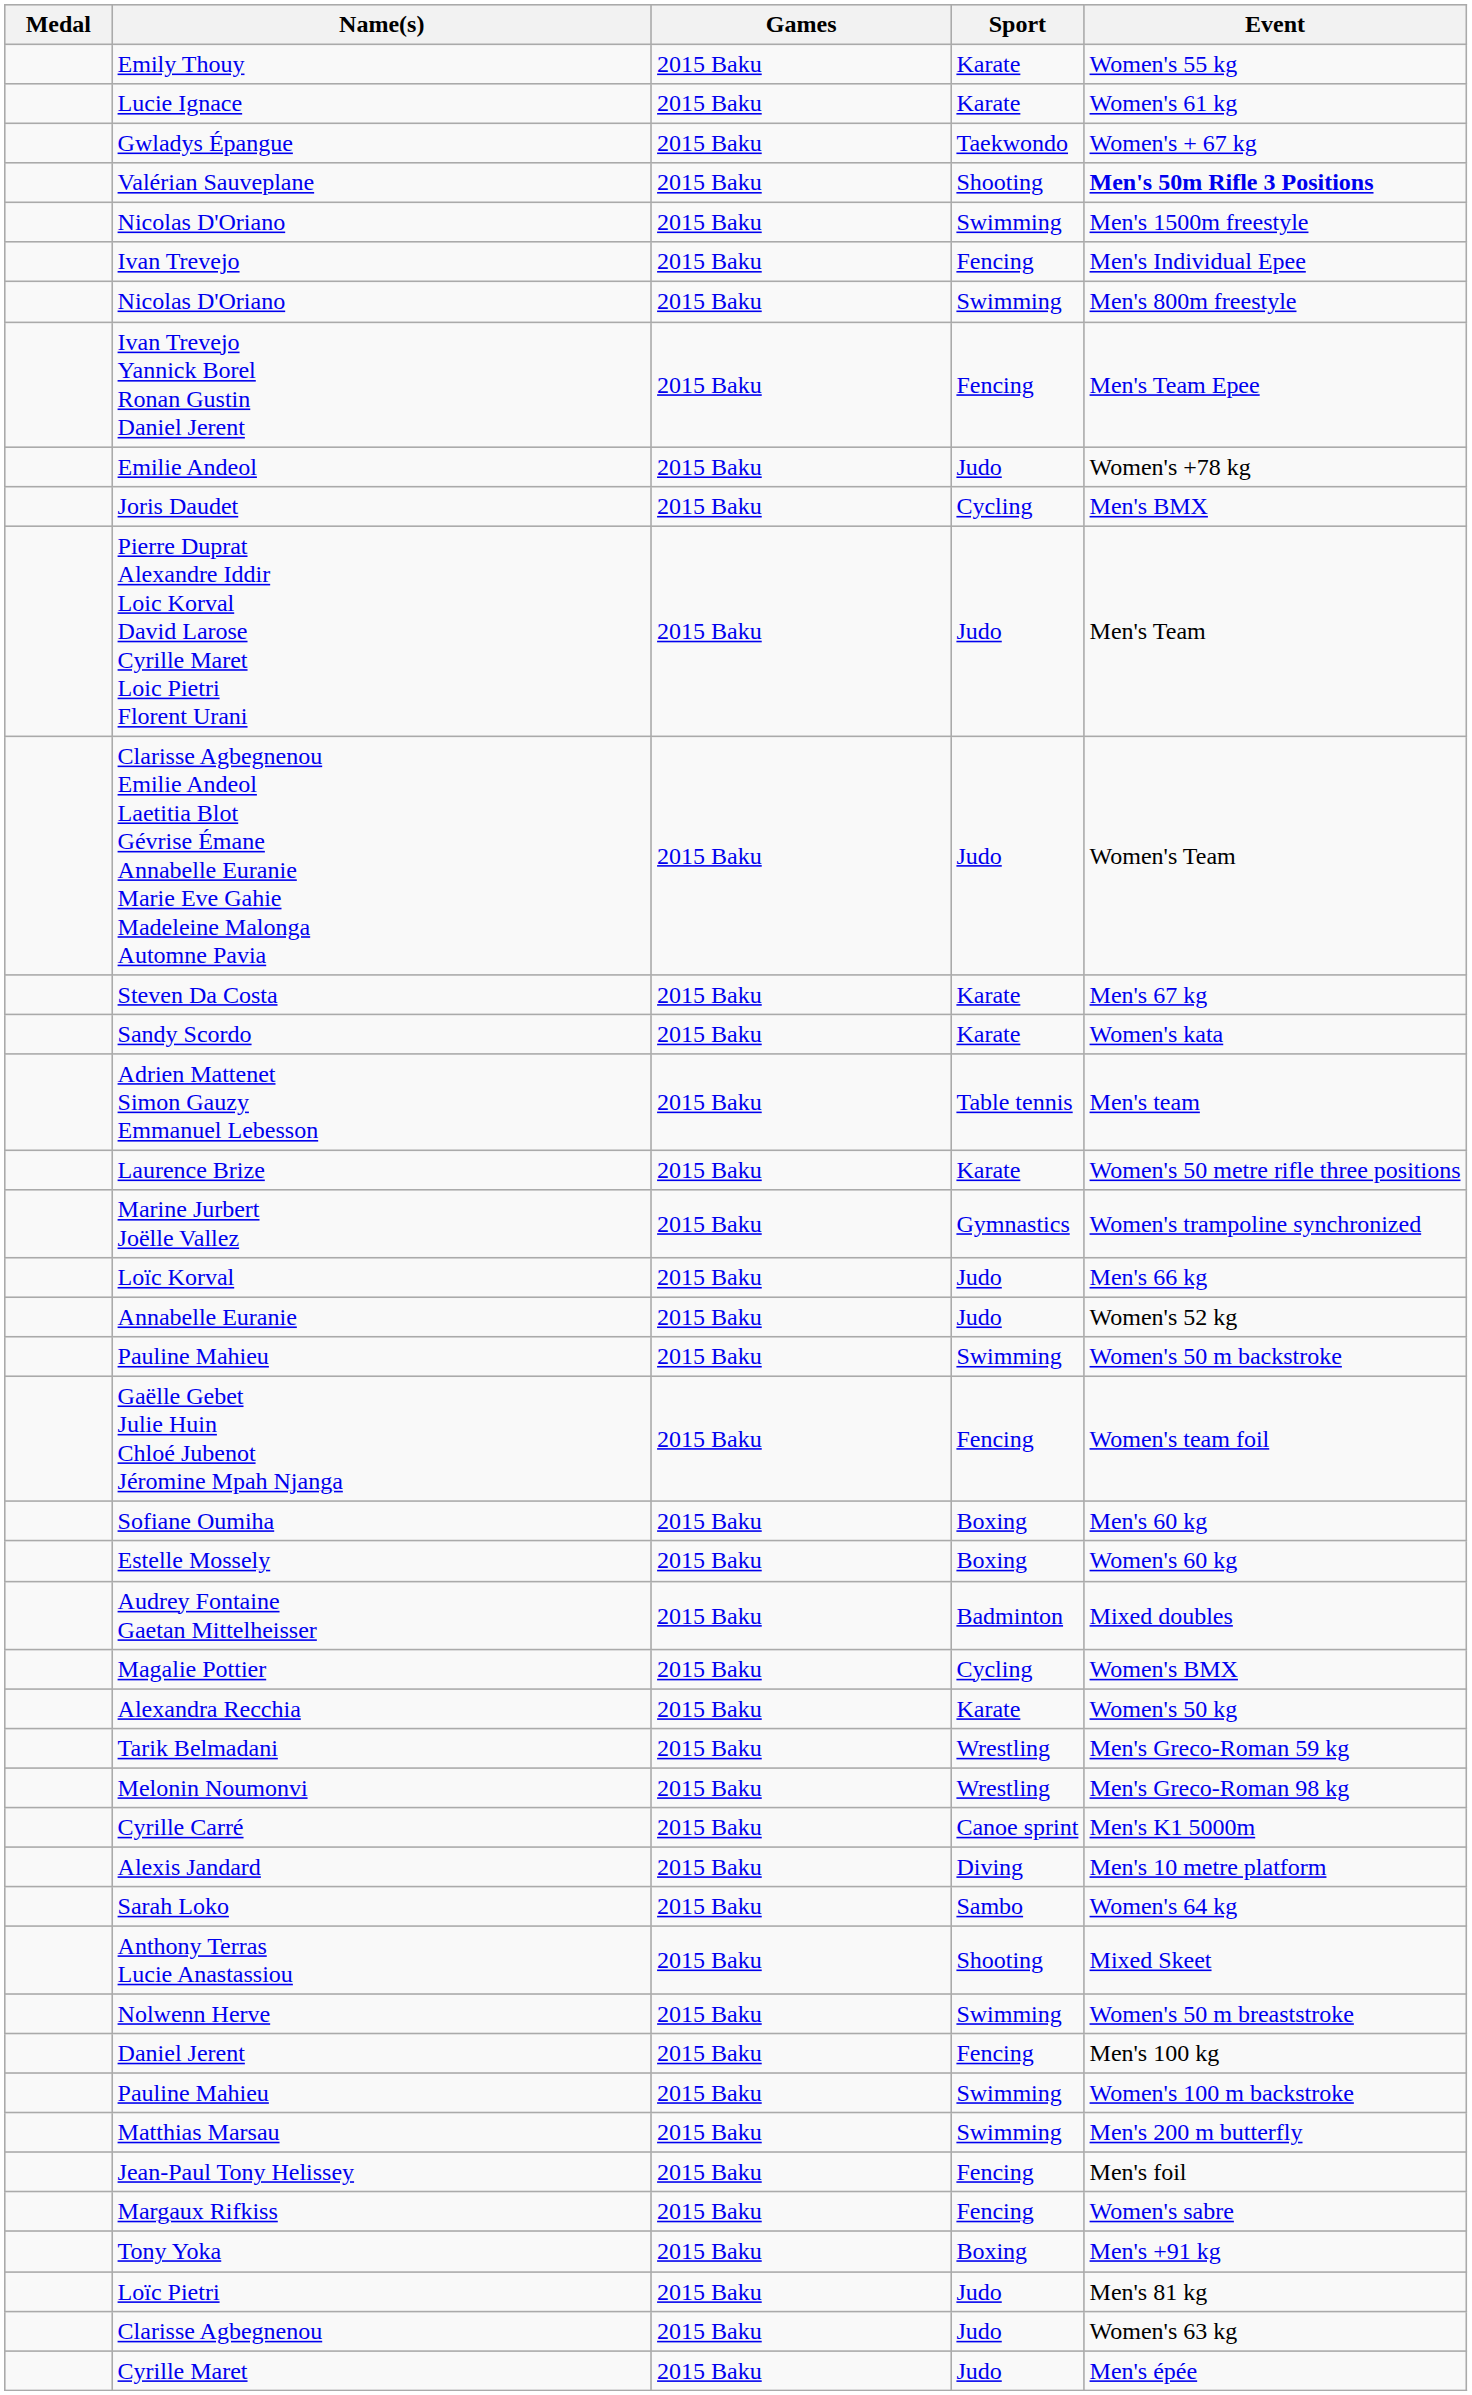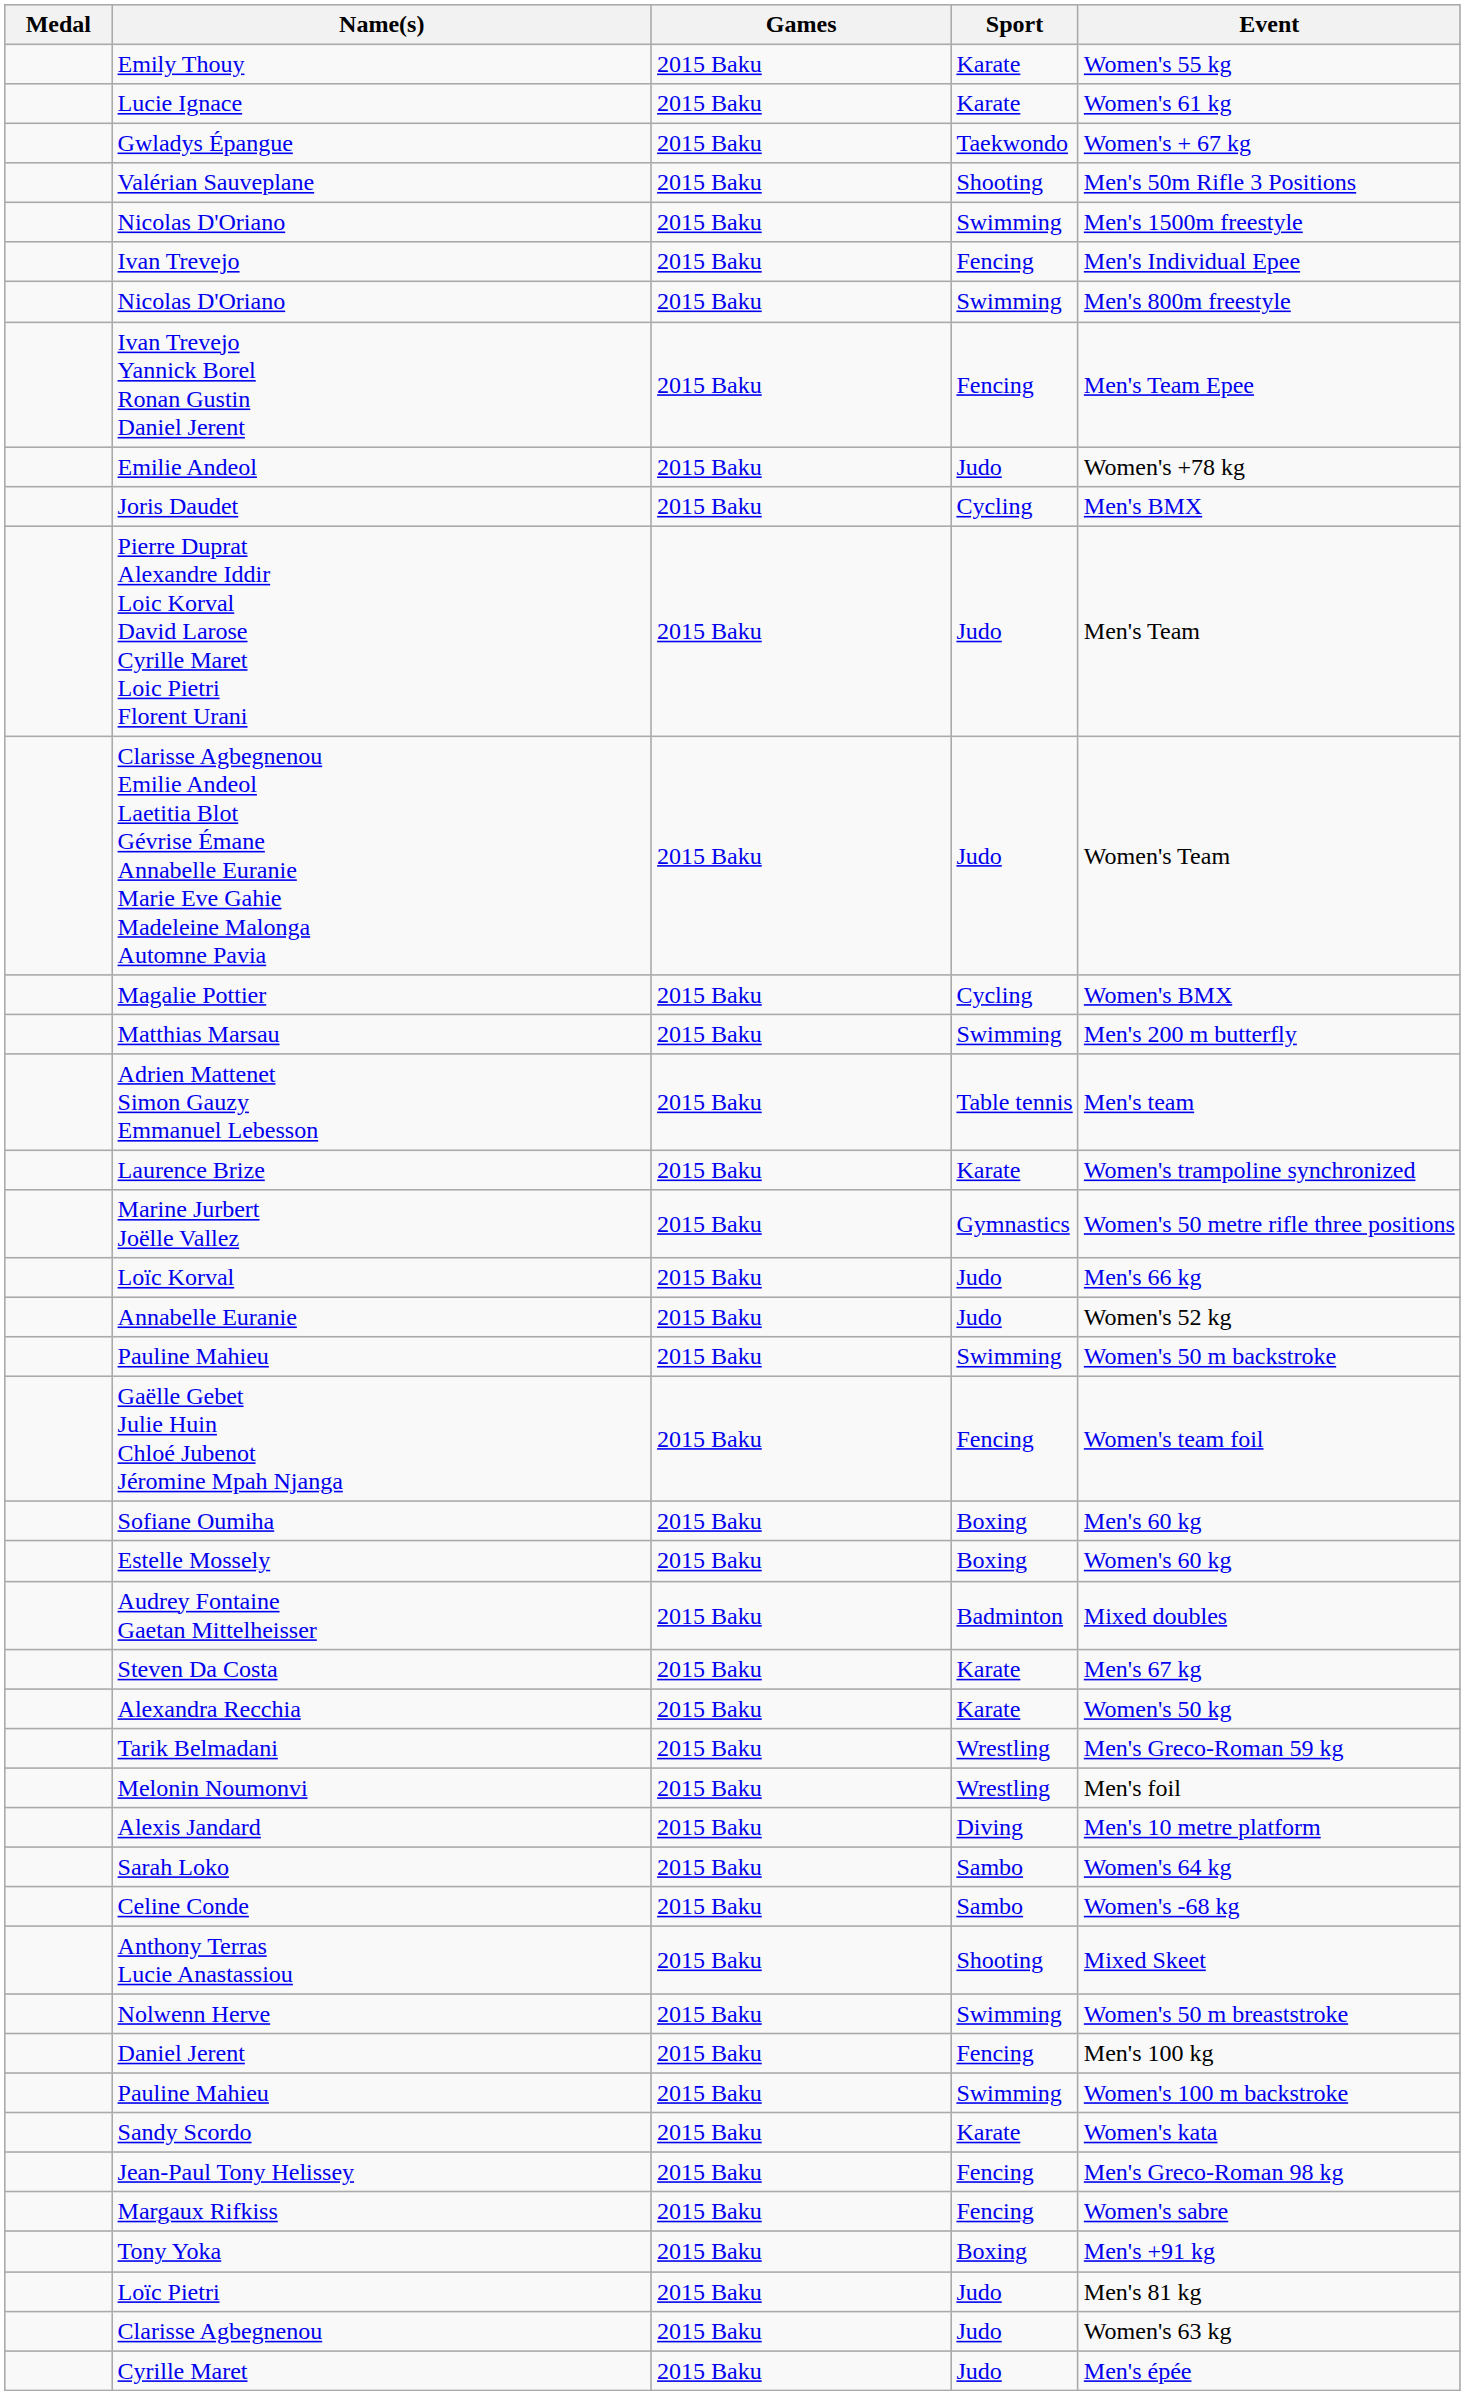(1232, 182) bold -> (1220, 182) normal
rows swapped: (198, 994) <-> (192, 1668)
rows swapped: (185, 1033) <-> (199, 2132)
(1275, 1169) Women's 50 metre rifle three positions -> (1250, 1169) Women's trampoline synchronized
(1255, 1223) Women's trampoline synchronized -> (1269, 1223) Women's 50 metre rifle three positions
(1219, 1787) Men's Greco-Roman 98 kg -> (1132, 1787) Men's foil
- row: (181, 1826)
+ row: (183, 1906)
(1138, 2172) Men's foil -> (1214, 2172) Men's Greco-Roman 98 kg
